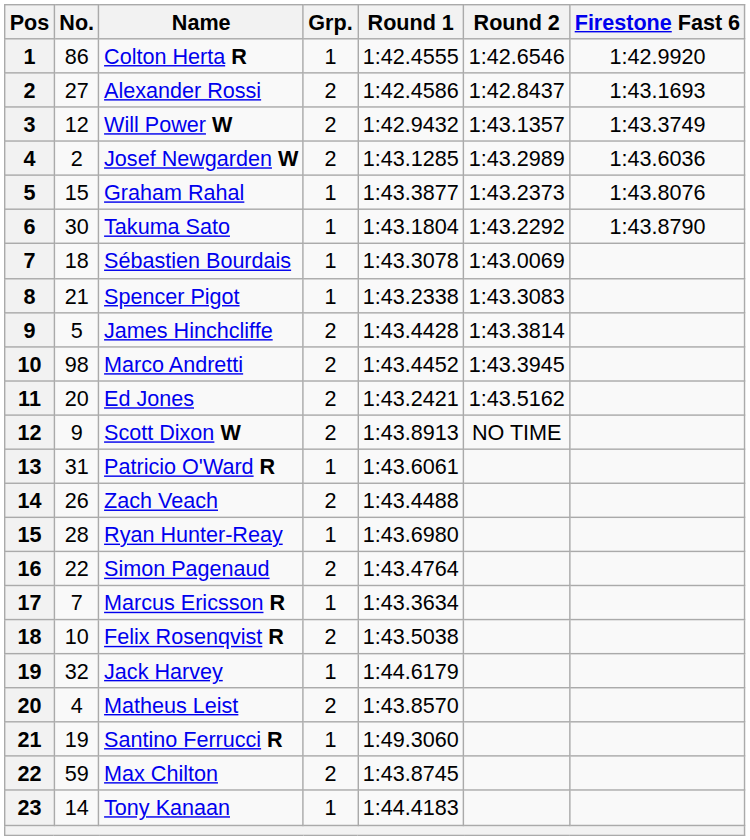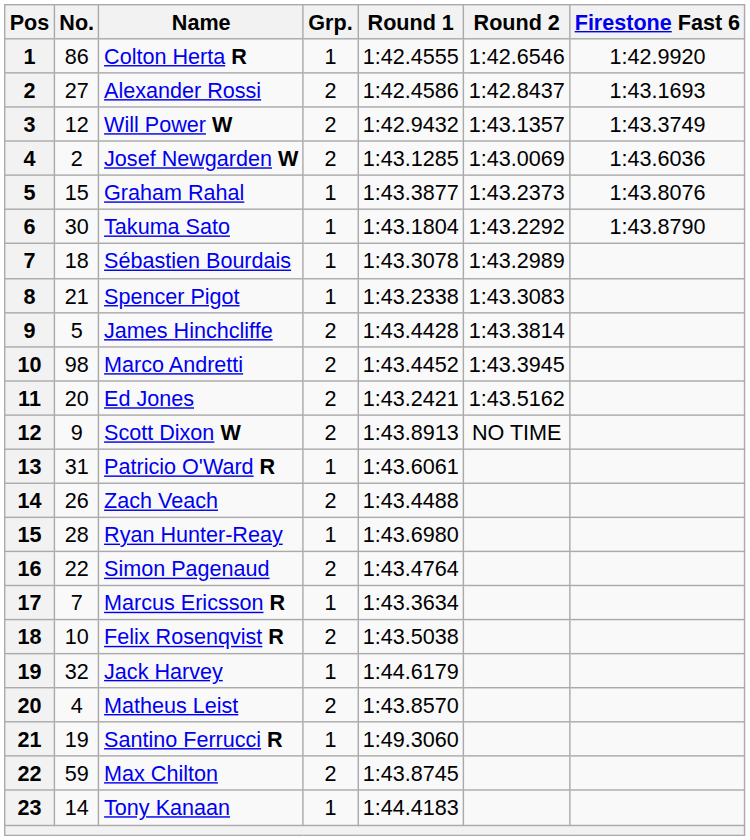(517, 159) 1:43.2989 -> (517, 159) 1:43.0069
(517, 261) 1:43.0069 -> (517, 261) 1:43.2989
